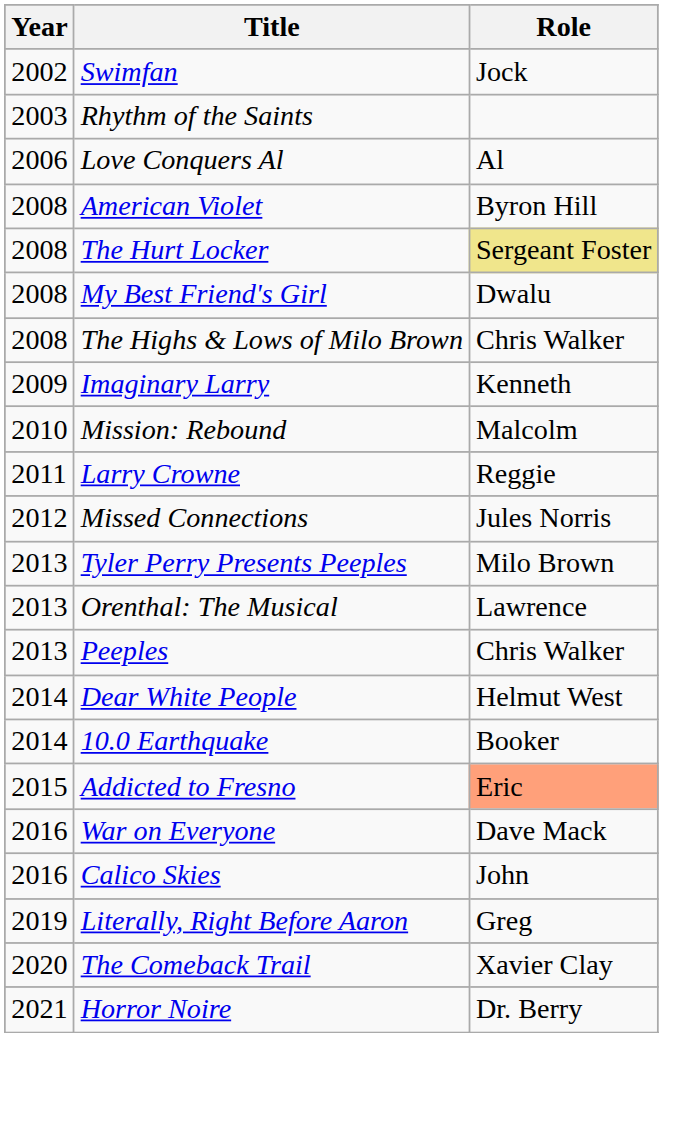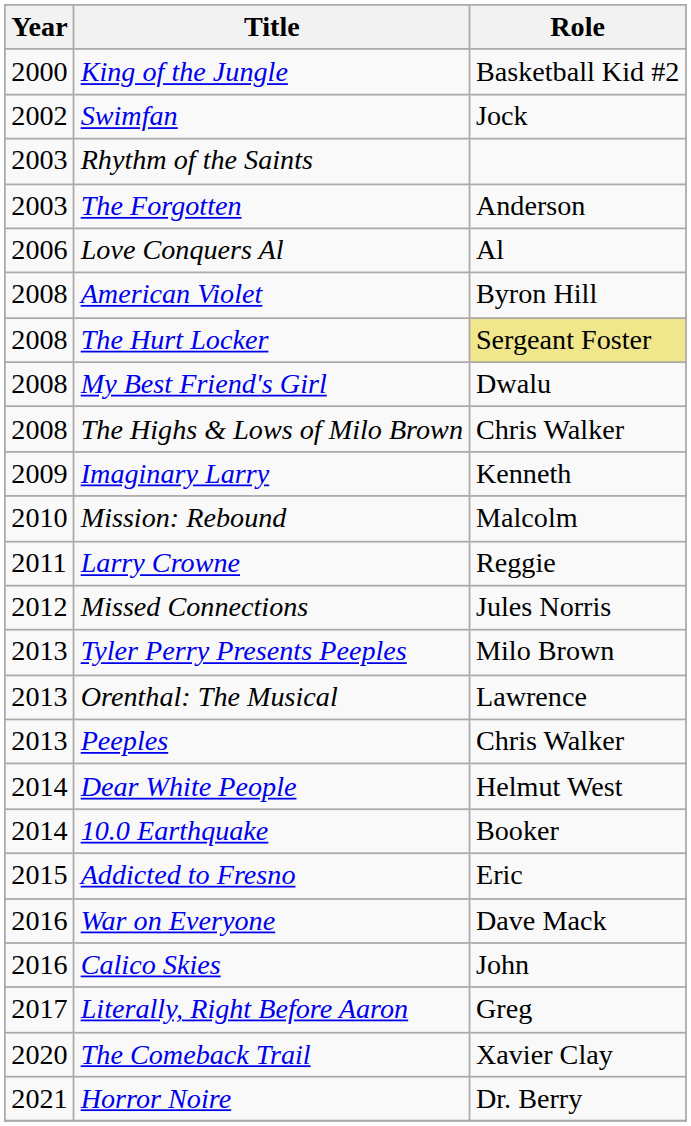+ row: (184, 71)
+ row: (161, 205)
(499, 786) lightsalmon background -> (499, 875) no background
(40, 920) 2019 -> (40, 1009) 2017
